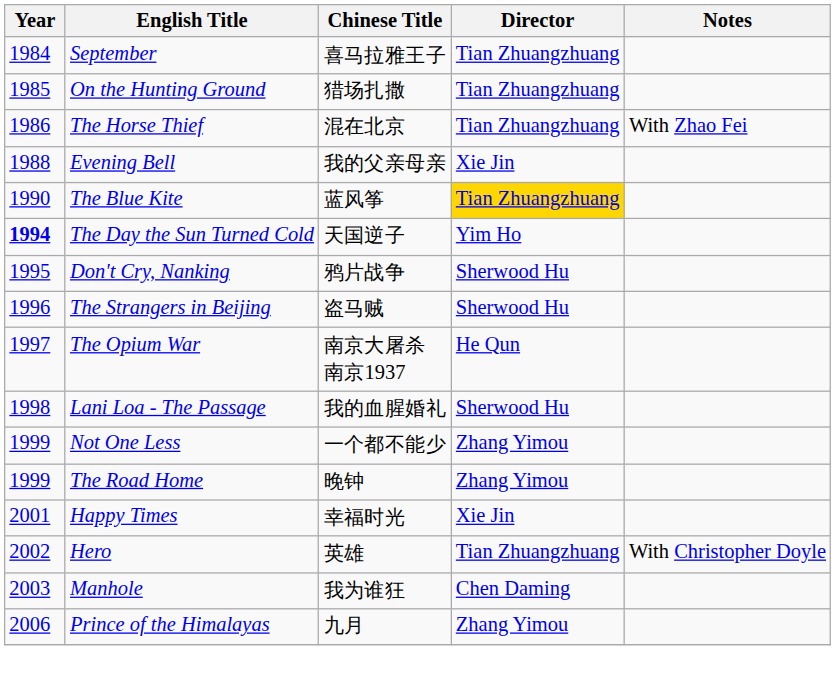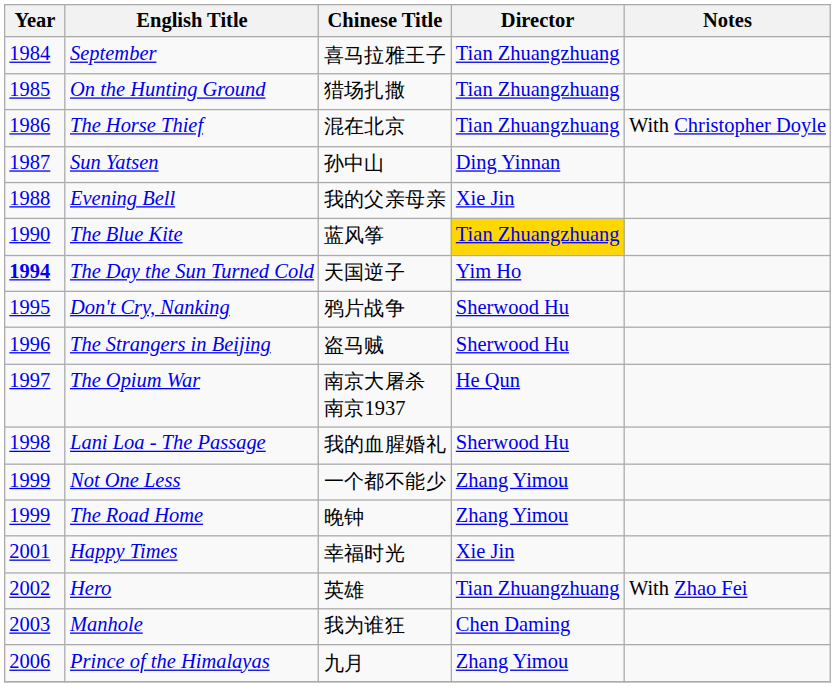(688, 125) With Zhao Fei -> (727, 125) With Christopher Doyle
+ row: (114, 162)
(727, 552) With Christopher Doyle -> (688, 588) With Zhao Fei
